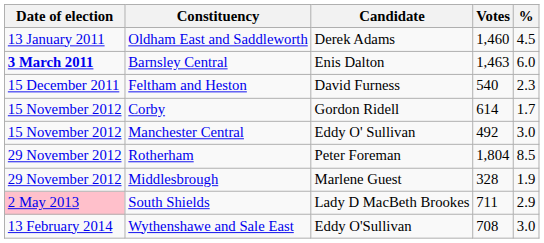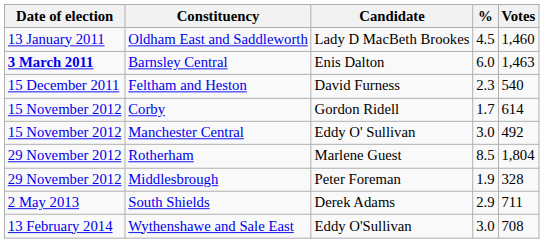columns swapped: (493, 16) <-> (526, 16)
(355, 39) Derek Adams -> (392, 39) Lady D MacBeth Brookes
(358, 156) Peter Foreman -> (358, 156) Marlene Guest
(358, 179) Marlene Guest -> (358, 179) Peter Foreman
(43, 202) pink background -> (43, 202) no background
(392, 202) Lady D MacBeth Brookes -> (355, 202) Derek Adams
